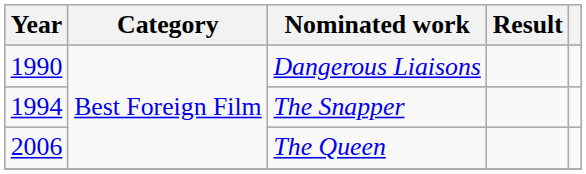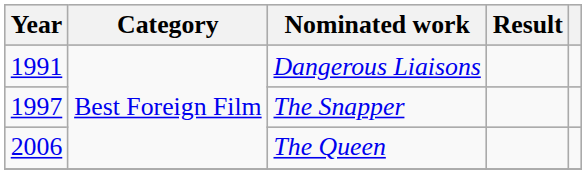(37, 65) 1990 -> (37, 65) 1991
(37, 106) 1994 -> (37, 106) 1997
